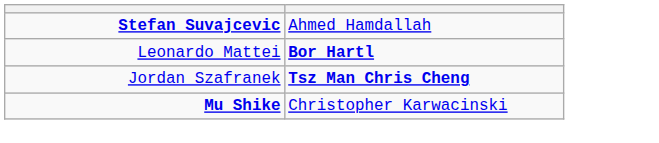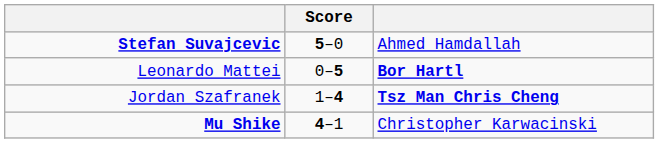+ column: (329, 18)
